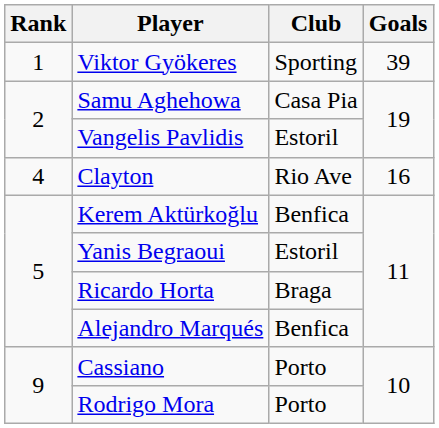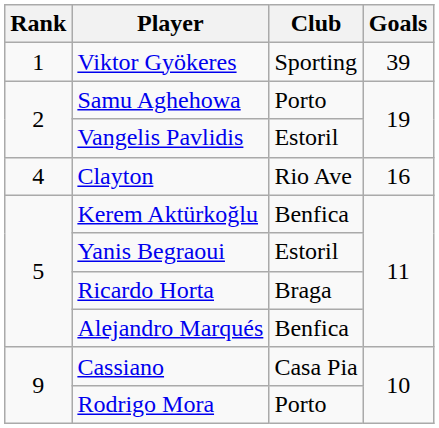(316, 99) Casa Pia -> (300, 99) Porto
(300, 366) Porto -> (316, 366) Casa Pia
